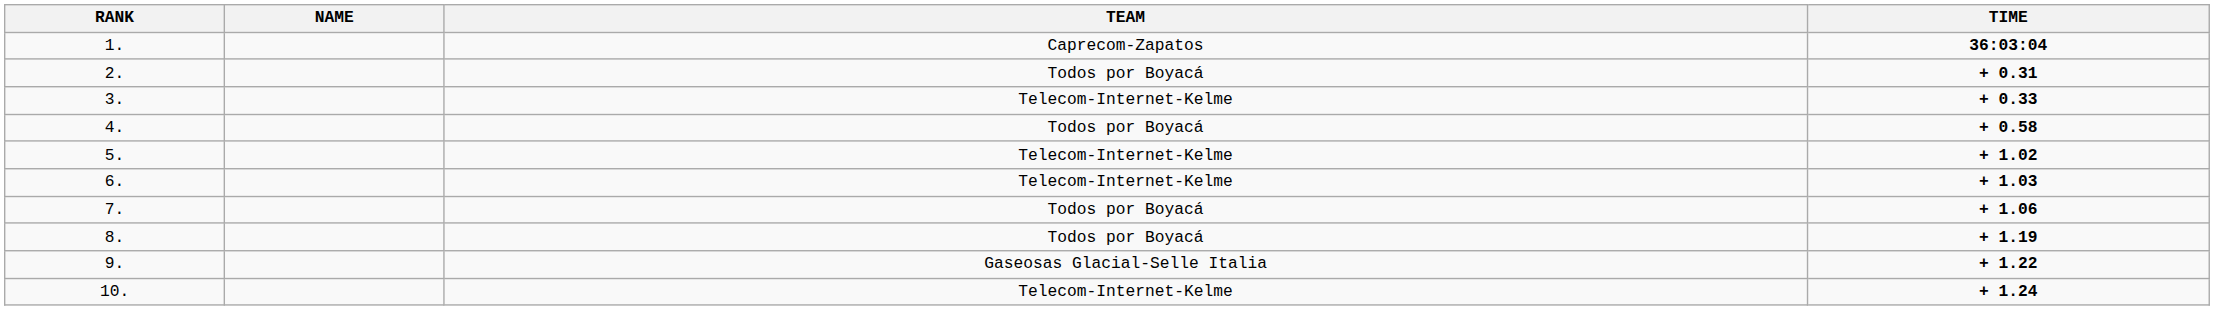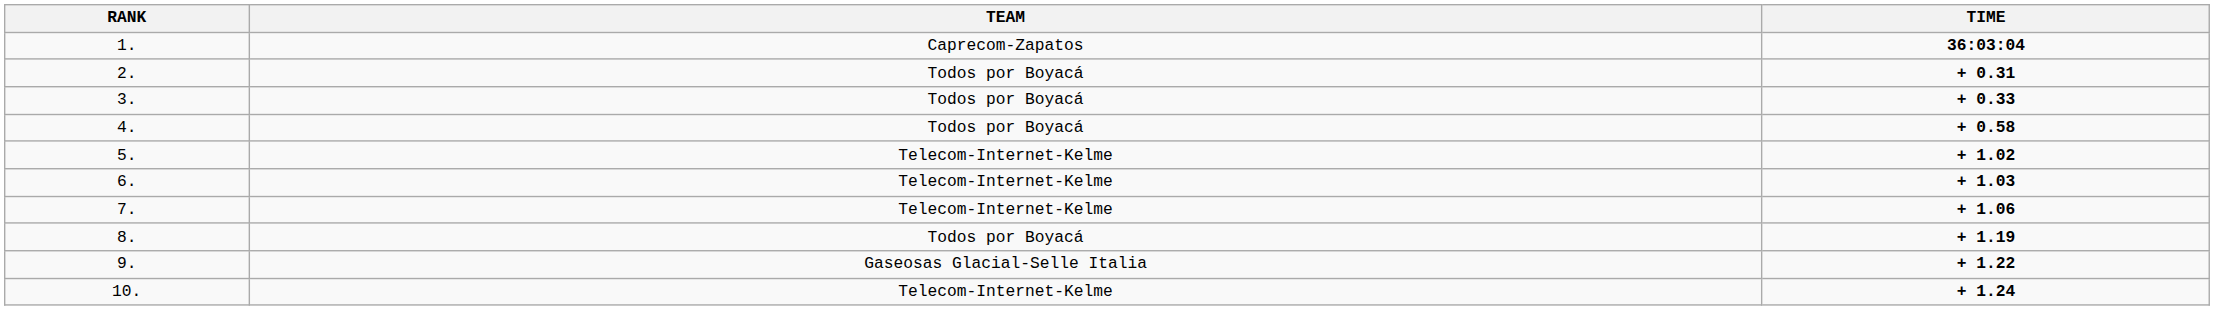- column: (334, 18)
(1126, 100) Telecom-Internet-Kelme -> (1006, 100) Todos por Boyacá
(1126, 209) Todos por Boyacá -> (1006, 209) Telecom-Internet-Kelme
